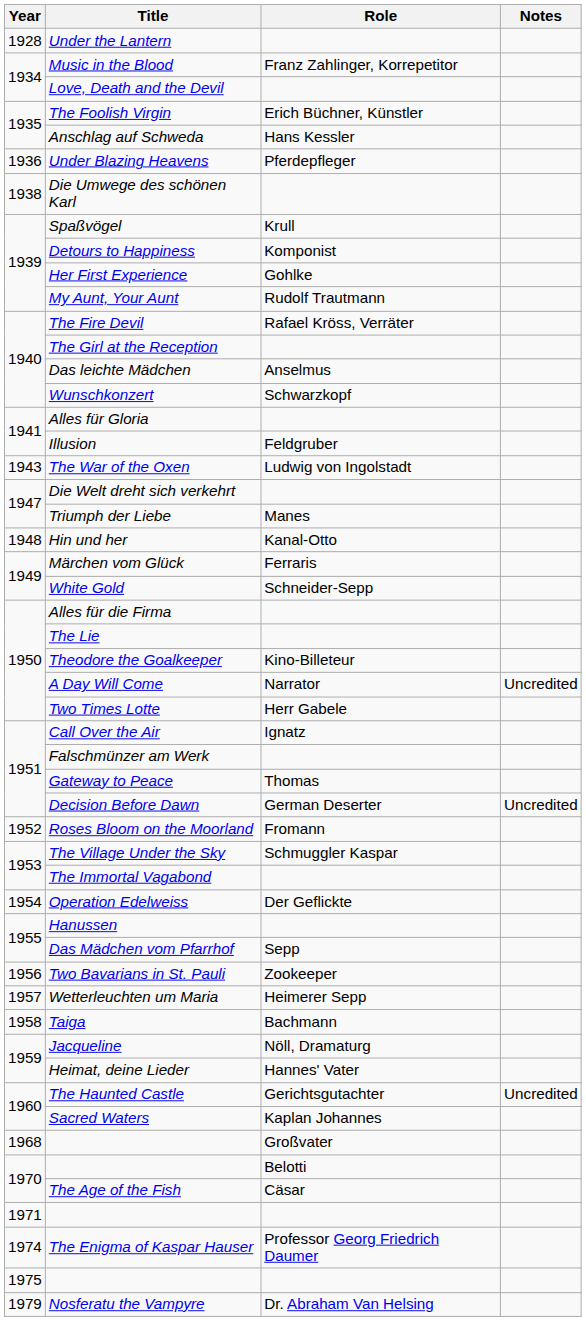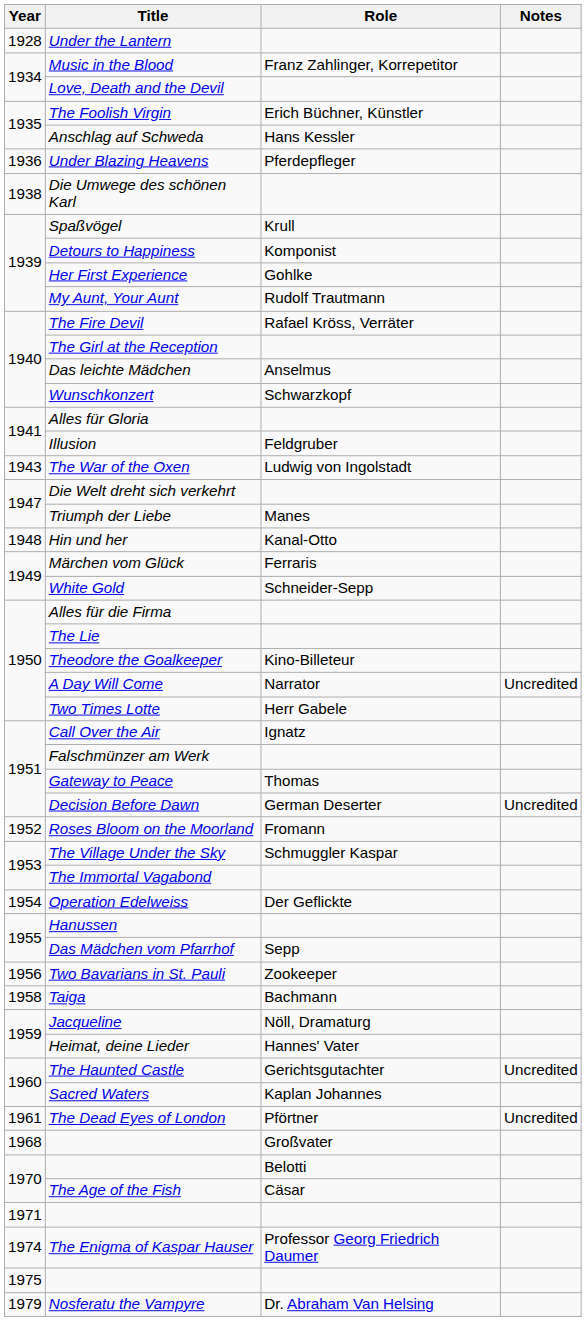- row: (25, 997)
+ row: (25, 1118)
